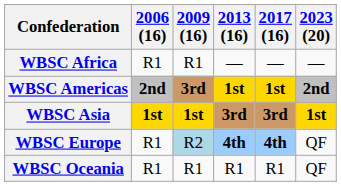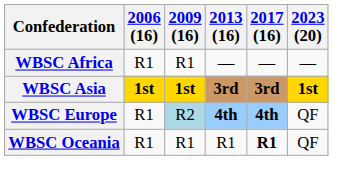- row: (68, 89)
(275, 168) normal -> (267, 141) bold
